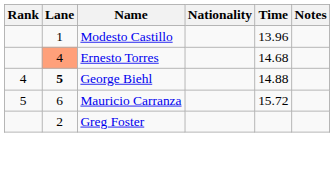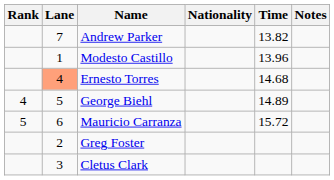+ row: (121, 36)
(60, 79) bold -> (60, 100) normal
(273, 79) 14.88 -> (273, 100) 14.89
+ row: (114, 164)
